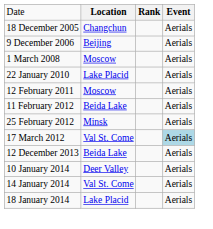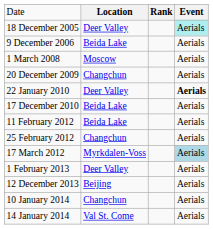(105, 28) Changchun -> (106, 28) Deer Valley
(178, 28) no background -> (191, 28) paleturquoise background
(97, 44) Beijing -> (105, 44) Beida Lake
+ row: (43, 75)
(106, 75) Lake Placid -> (106, 91) Deer Valley
(178, 75) normal -> (192, 91) bold
+ row: (43, 106)
- row: (40, 91)
(95, 122) Minsk -> (105, 138) Changchun
(108, 138) Val St. Come -> (115, 153) Myrkdalen-Voss
+ row: (38, 169)
(105, 153) Beida Lake -> (97, 185) Beijing
(106, 169) Deer Valley -> (105, 200) Changchun
- row: (38, 200)
